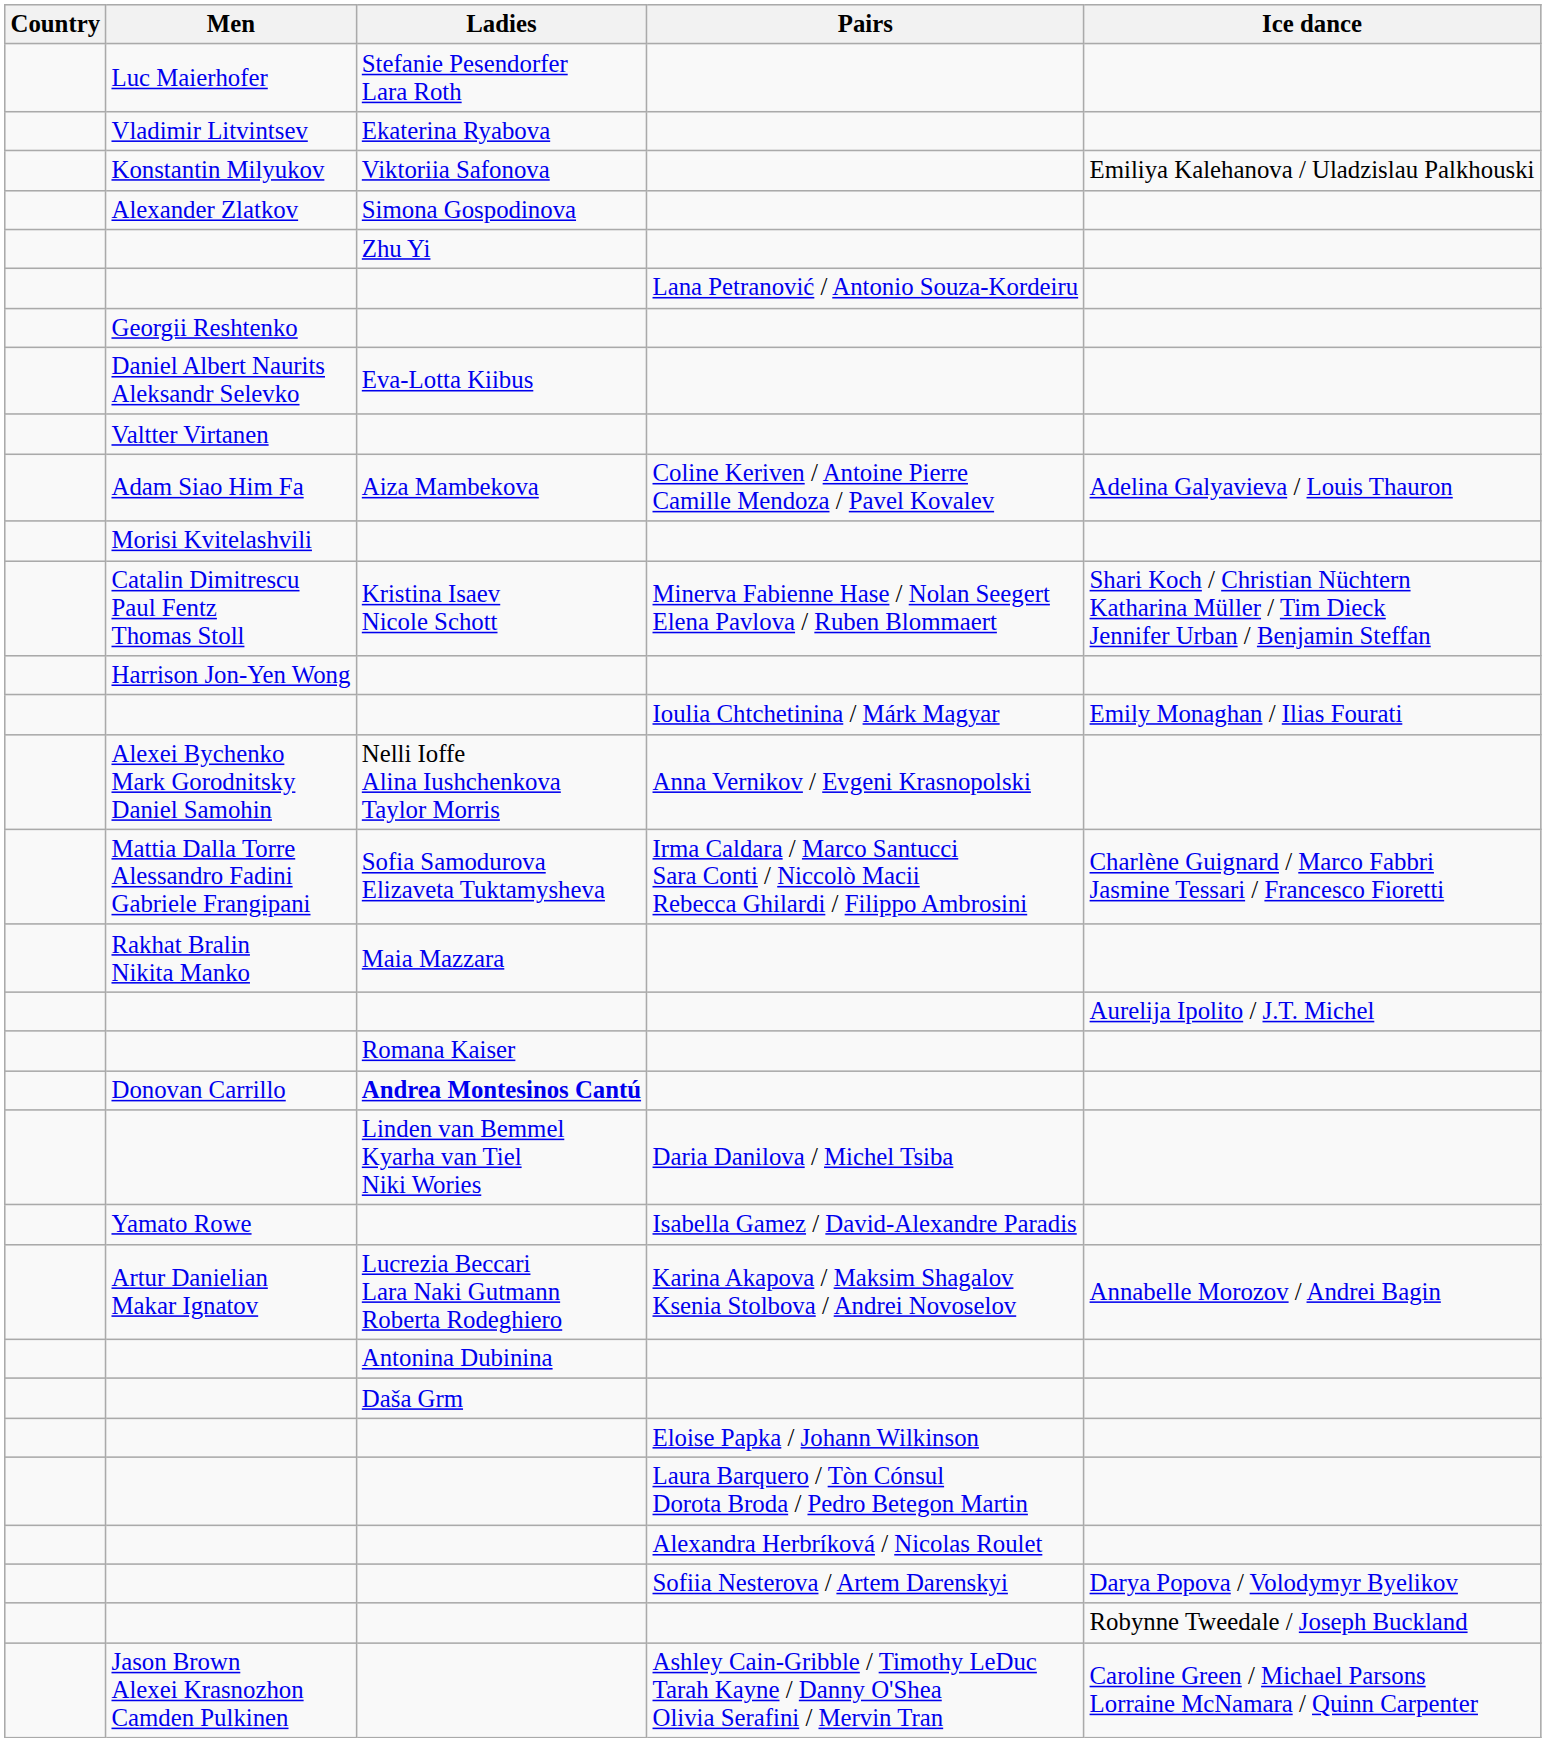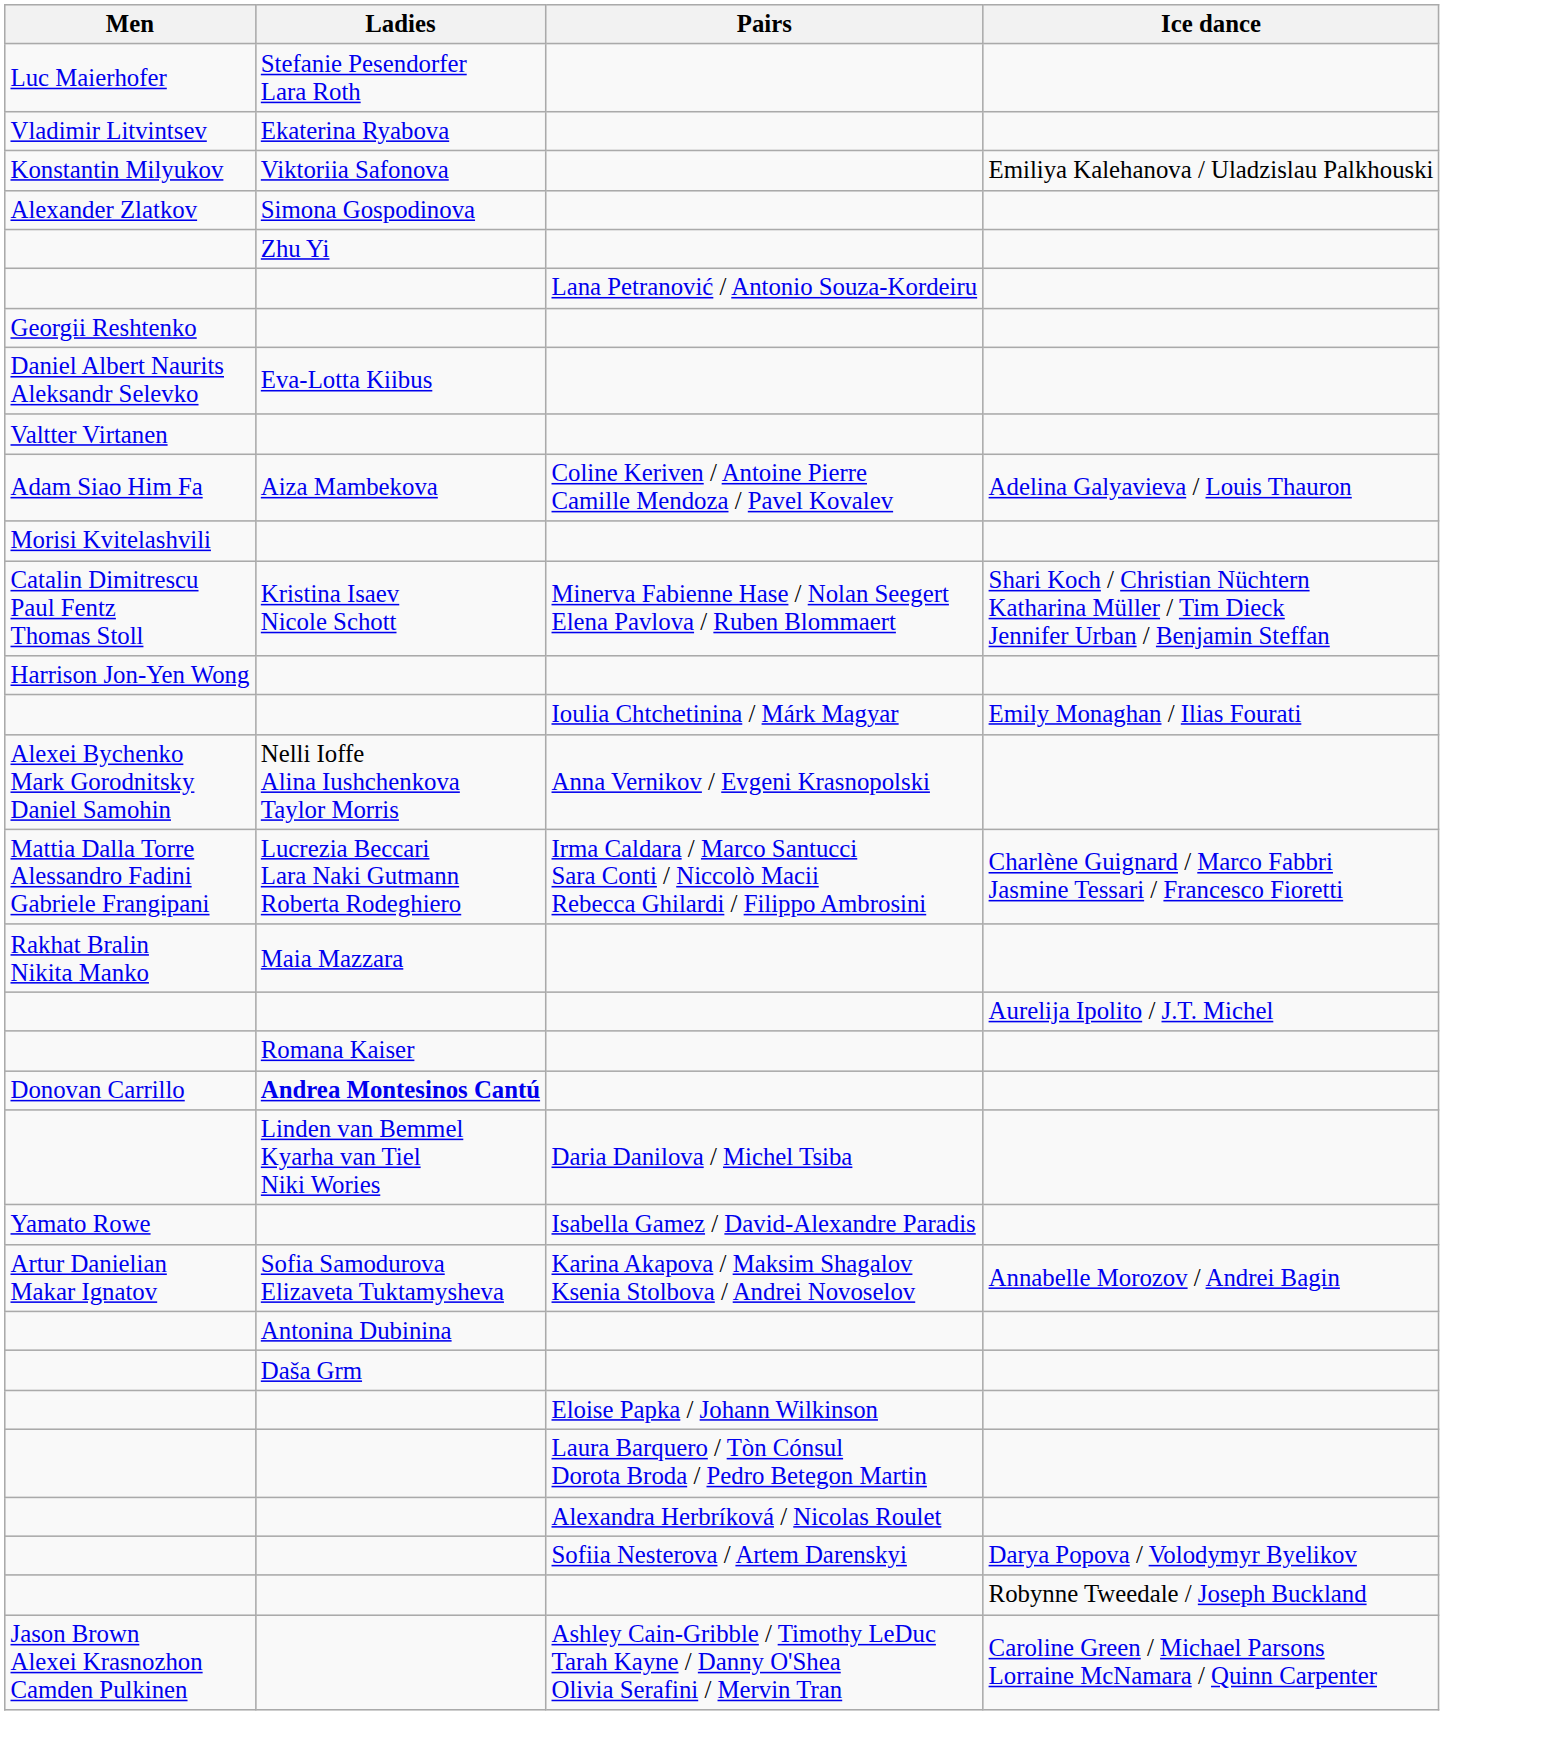- column: (55, 24)
(483, 876) Sofia Samodurova Elizaveta Tuktamysheva -> (361, 876) Lucrezia Beccari Lara Naki Gutmann Roberta Rodeghiero
(462, 1291) Lucrezia Beccari Lara Naki Gutmann Roberta Rodeghiero -> (382, 1277) Sofia Samodurova Elizaveta Tuktamysheva
